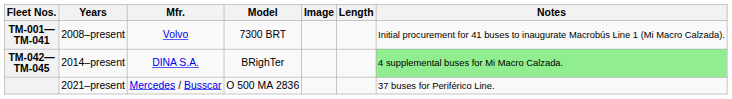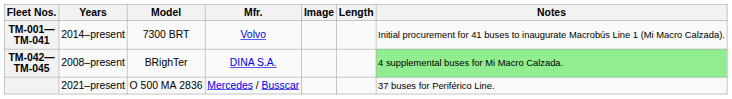columns swapped: (176, 12) <-> (263, 12)
(93, 35) 2008–present -> (93, 35) 2014–present
(93, 63) 2014–present -> (93, 63) 2008–present
